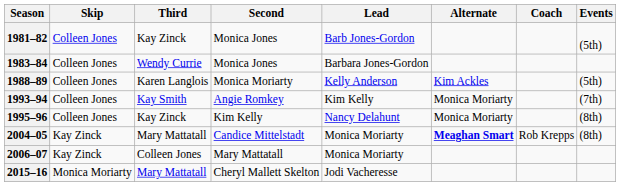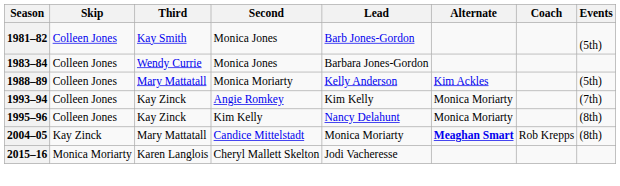(161, 38) Kay Zinck -> (162, 38) Kay Smith
(173, 81) Karen Langlois -> (172, 81) Mary Mattatall
(162, 99) Kay Smith -> (161, 99) Kay Zinck
- row: (27, 154)
(172, 172) Mary Mattatall -> (173, 154) Karen Langlois
